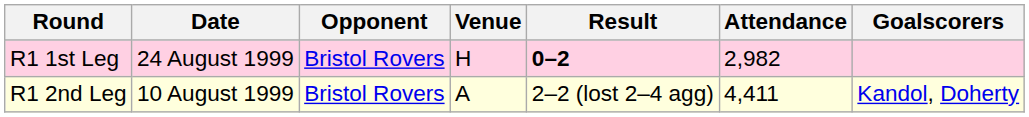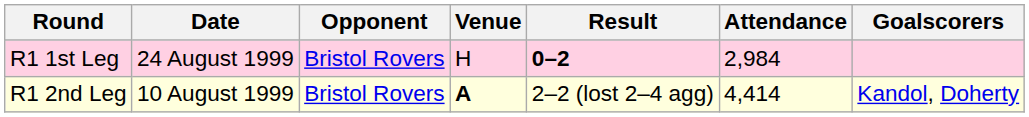(752, 58) 2,982 -> (752, 58) 2,984
(463, 93) normal -> (463, 93) bold
(752, 93) 4,411 -> (752, 93) 4,414
